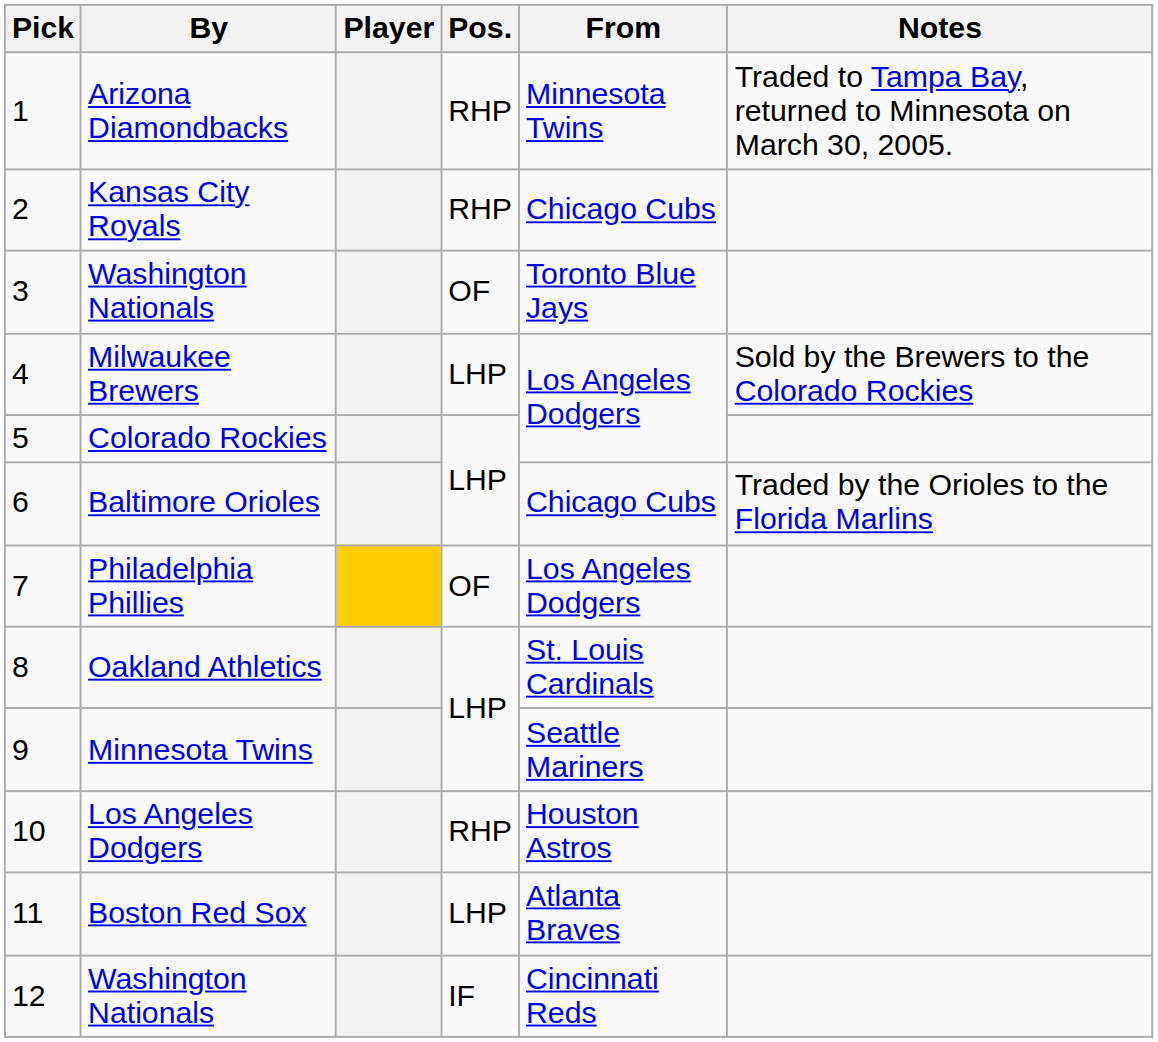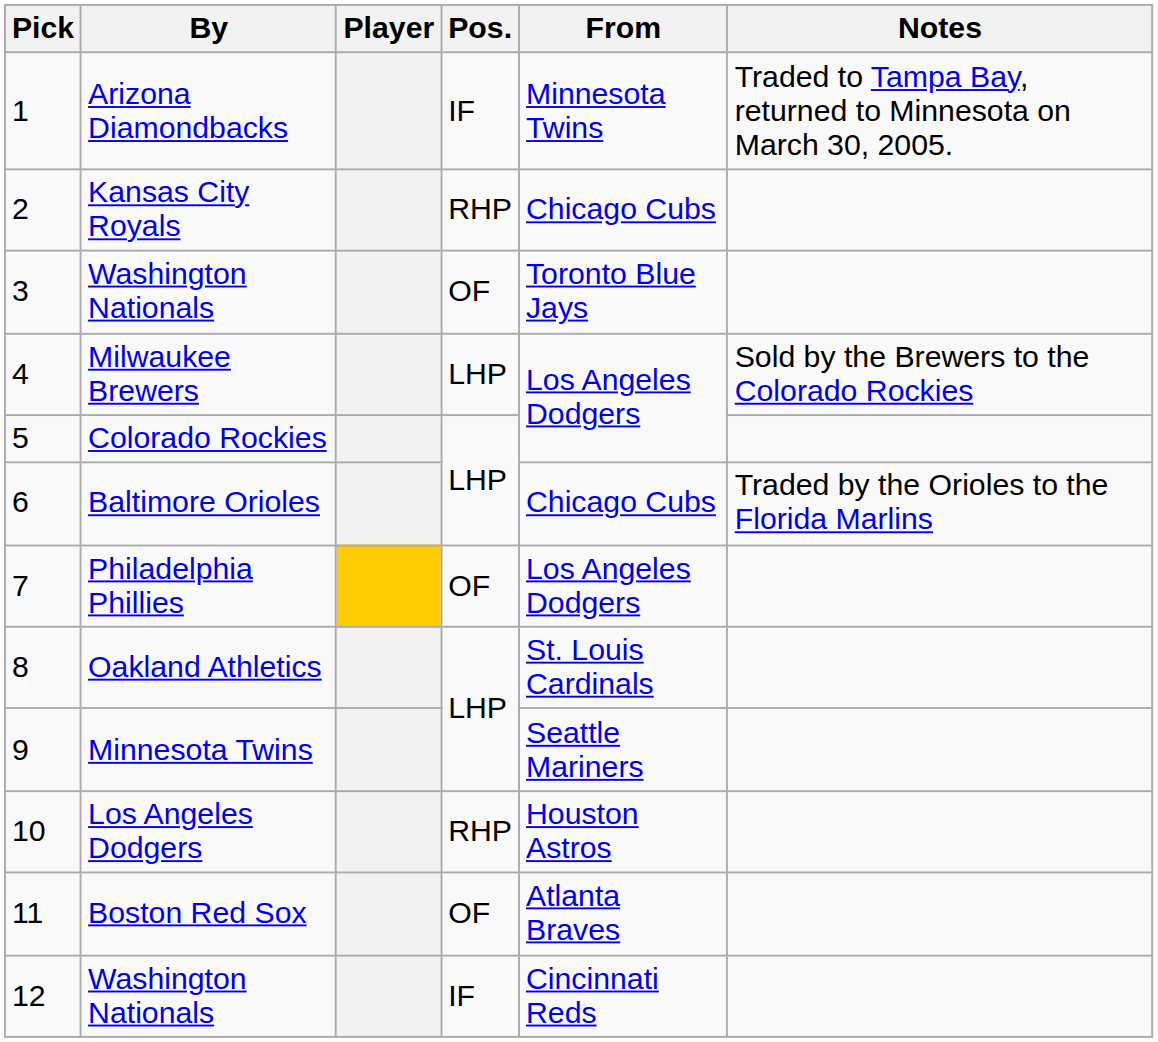(480, 110) RHP -> (462, 110) IF
(478, 913) LHP -> (469, 913) OF
